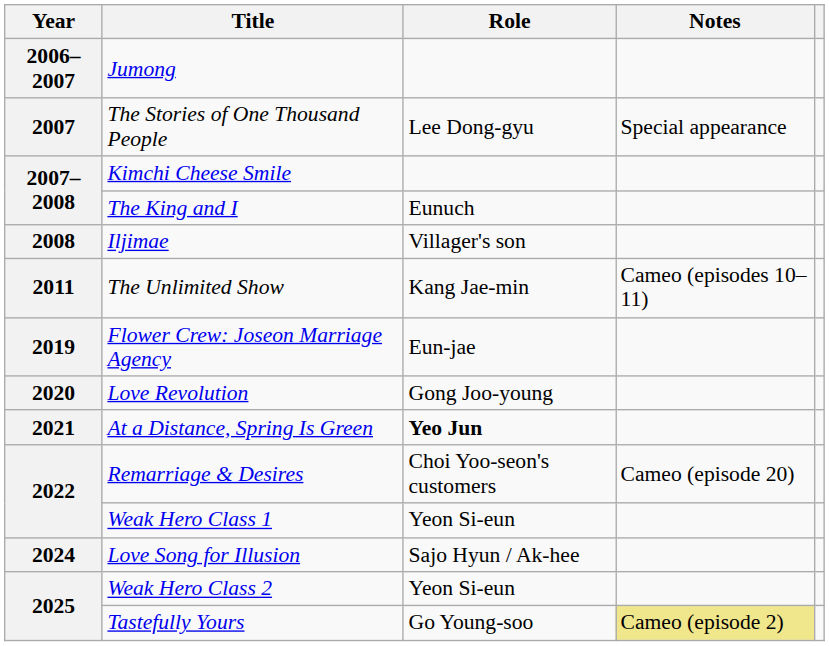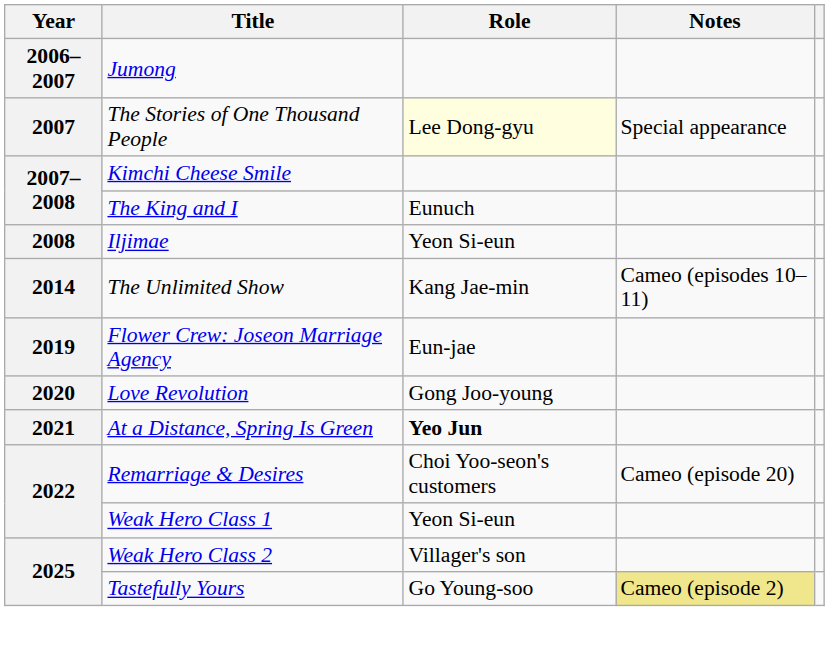(471, 126) no background -> (471, 126) lightyellow background
(467, 241) Villager's son -> (462, 241) Yeon Si-eun
(54, 287) 2011 -> (54, 287) 2014
- row: (204, 554)
(462, 588) Yeon Si-eun -> (467, 554) Villager's son
